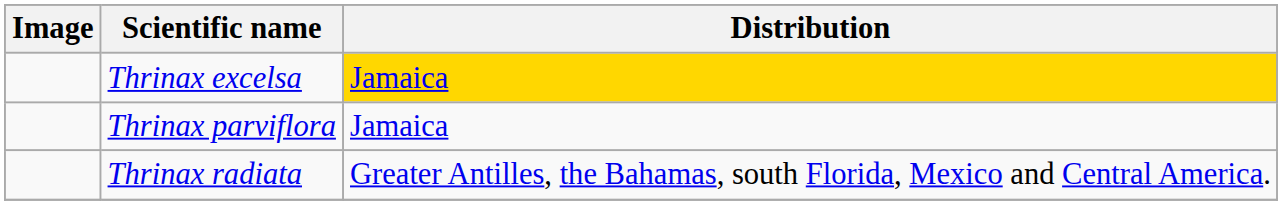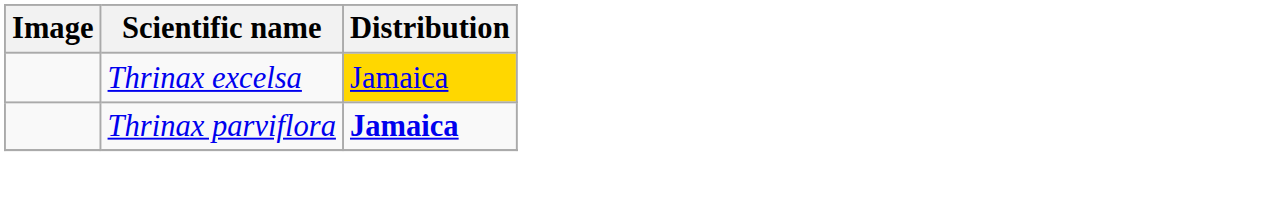(399, 125) normal -> (404, 125) bold
- row: (205, 174)
